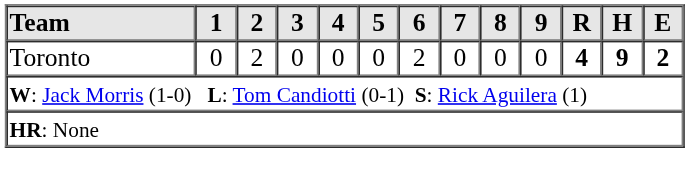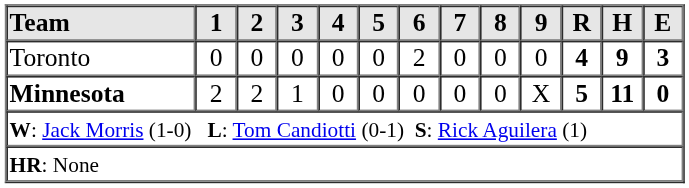(257, 58) 2 -> (257, 58) 0
(663, 58) 2 -> (663, 58) 3
+ row: (67, 93)
